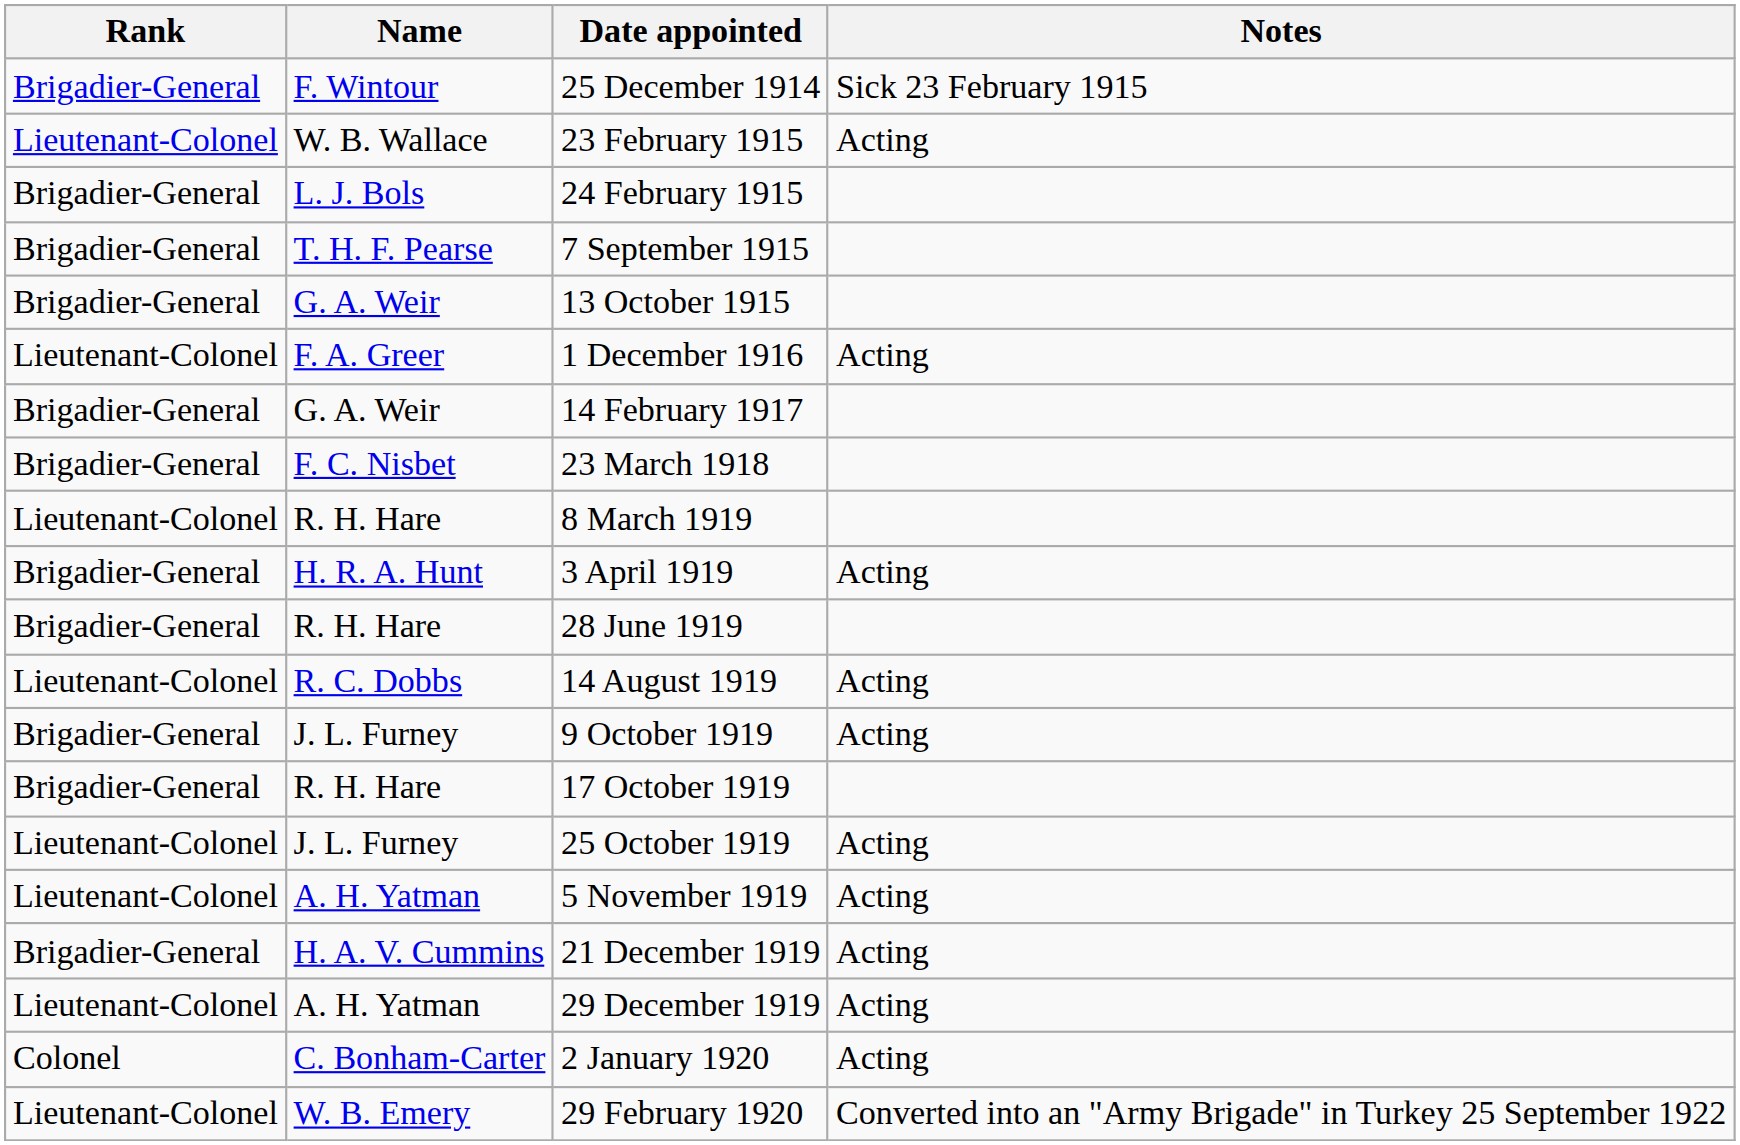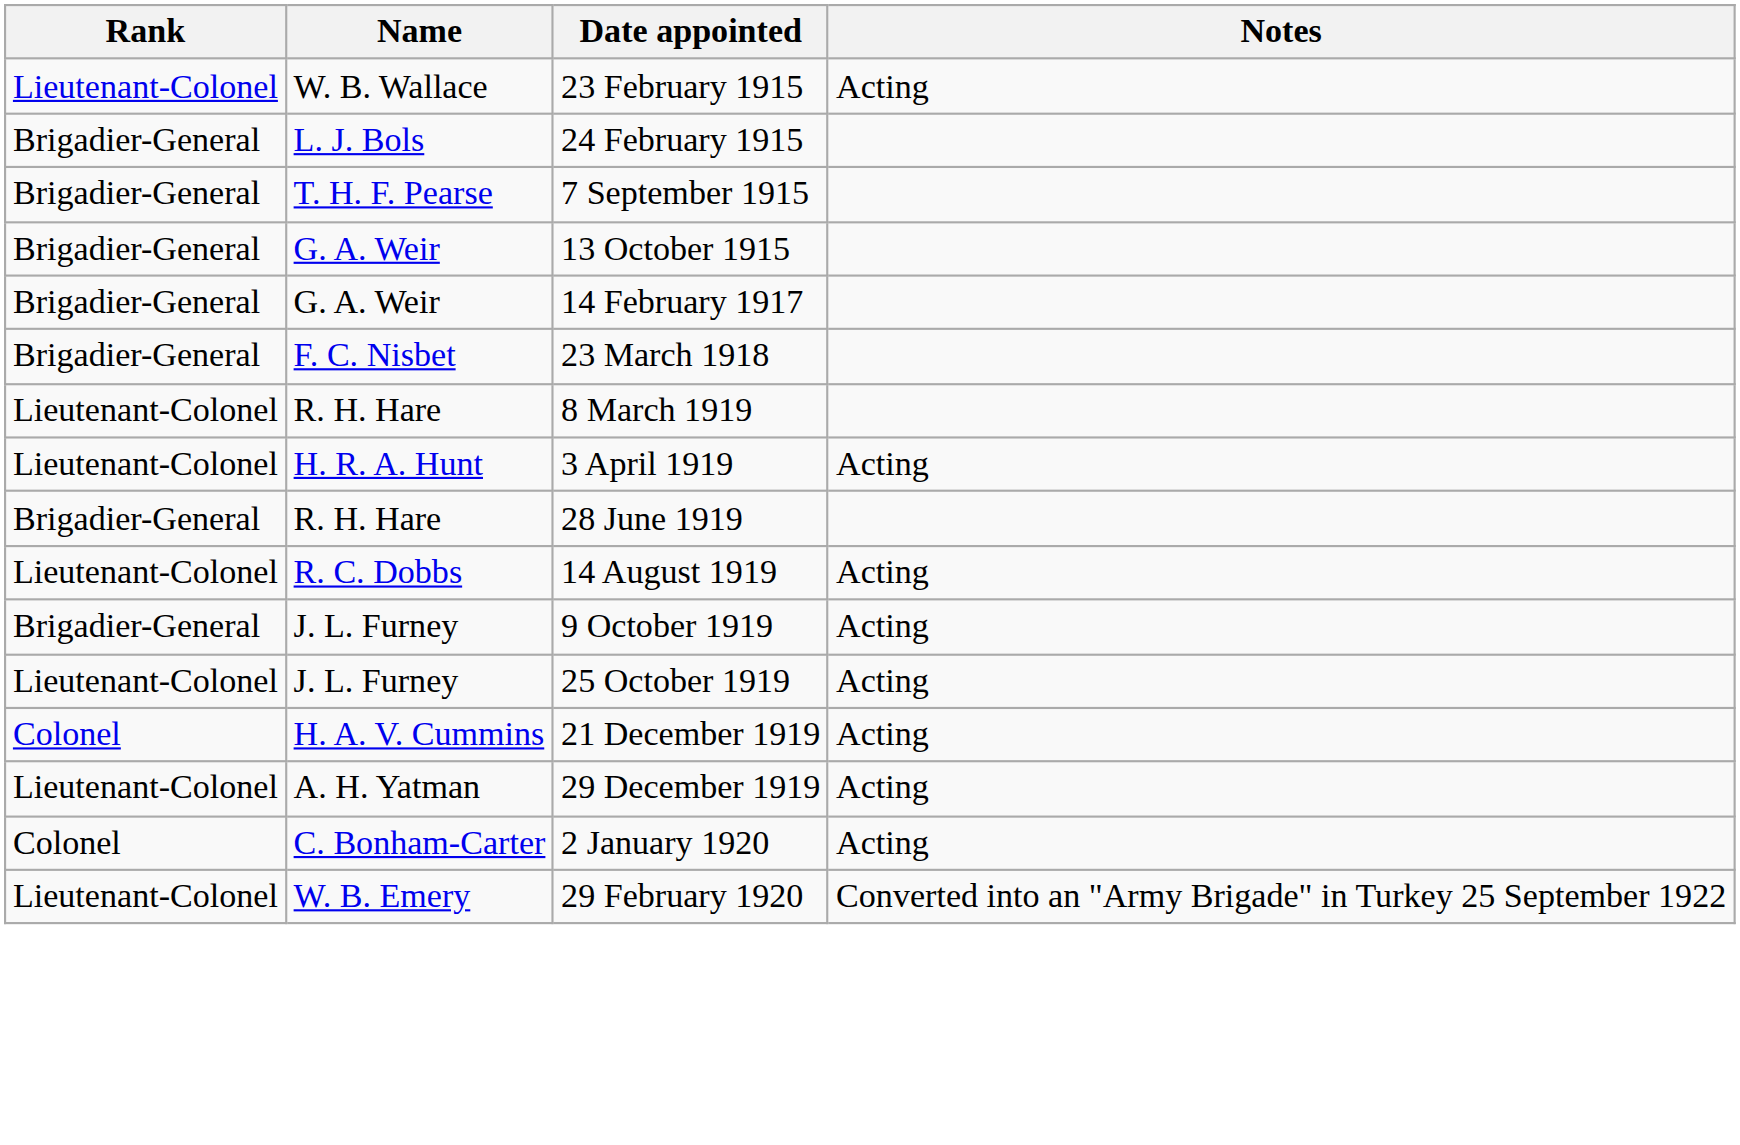- row: (691, 85)
- row: (682, 355)
(137, 572) Brigadier-General -> (145, 463) Lieutenant-Colonel
- row: (676, 788)
- row: (684, 896)
(137, 950) Brigadier-General -> (67, 734) Colonel
